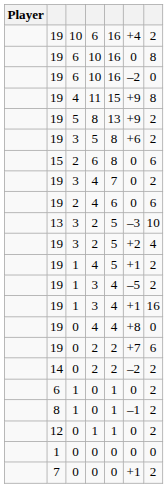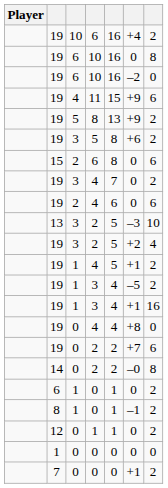(153, 98) 8 -> (153, 98) 6
(134, 368) –2 -> (134, 368) –0
(153, 368) 2 -> (153, 368) 8
